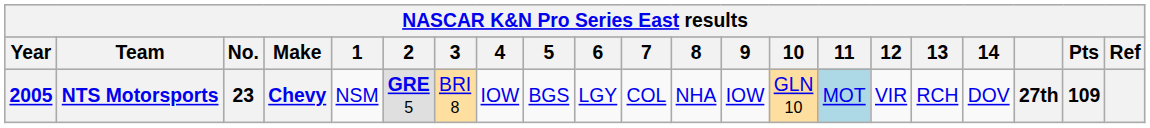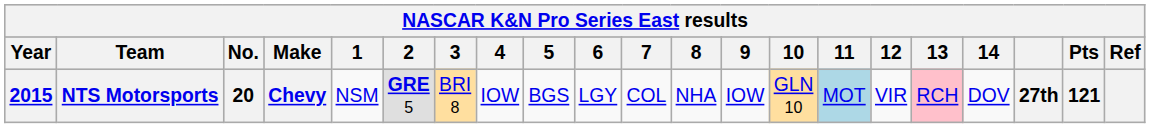(31, 96) 2005 -> (31, 96) 2015
(243, 96) 23 -> (243, 96) 20
(937, 96) no background -> (937, 96) pink background
(1084, 96) 109 -> (1084, 96) 121
